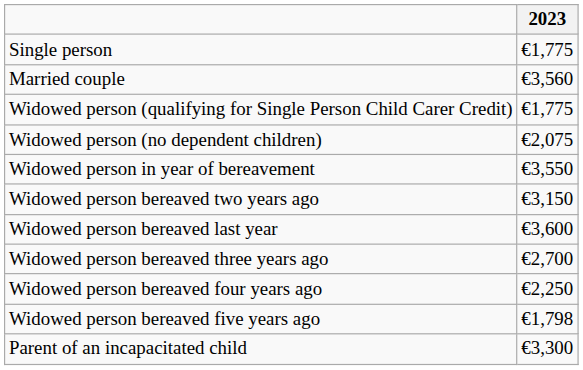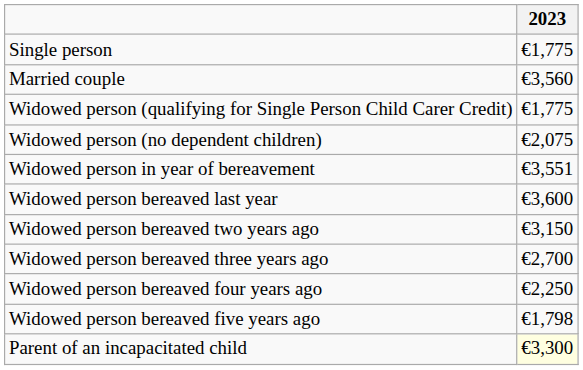(547, 169) €3,550 -> (547, 169) €3,551
rows swapped: (143, 229) <-> (164, 199)
(547, 348) no background -> (547, 348) lightyellow background
